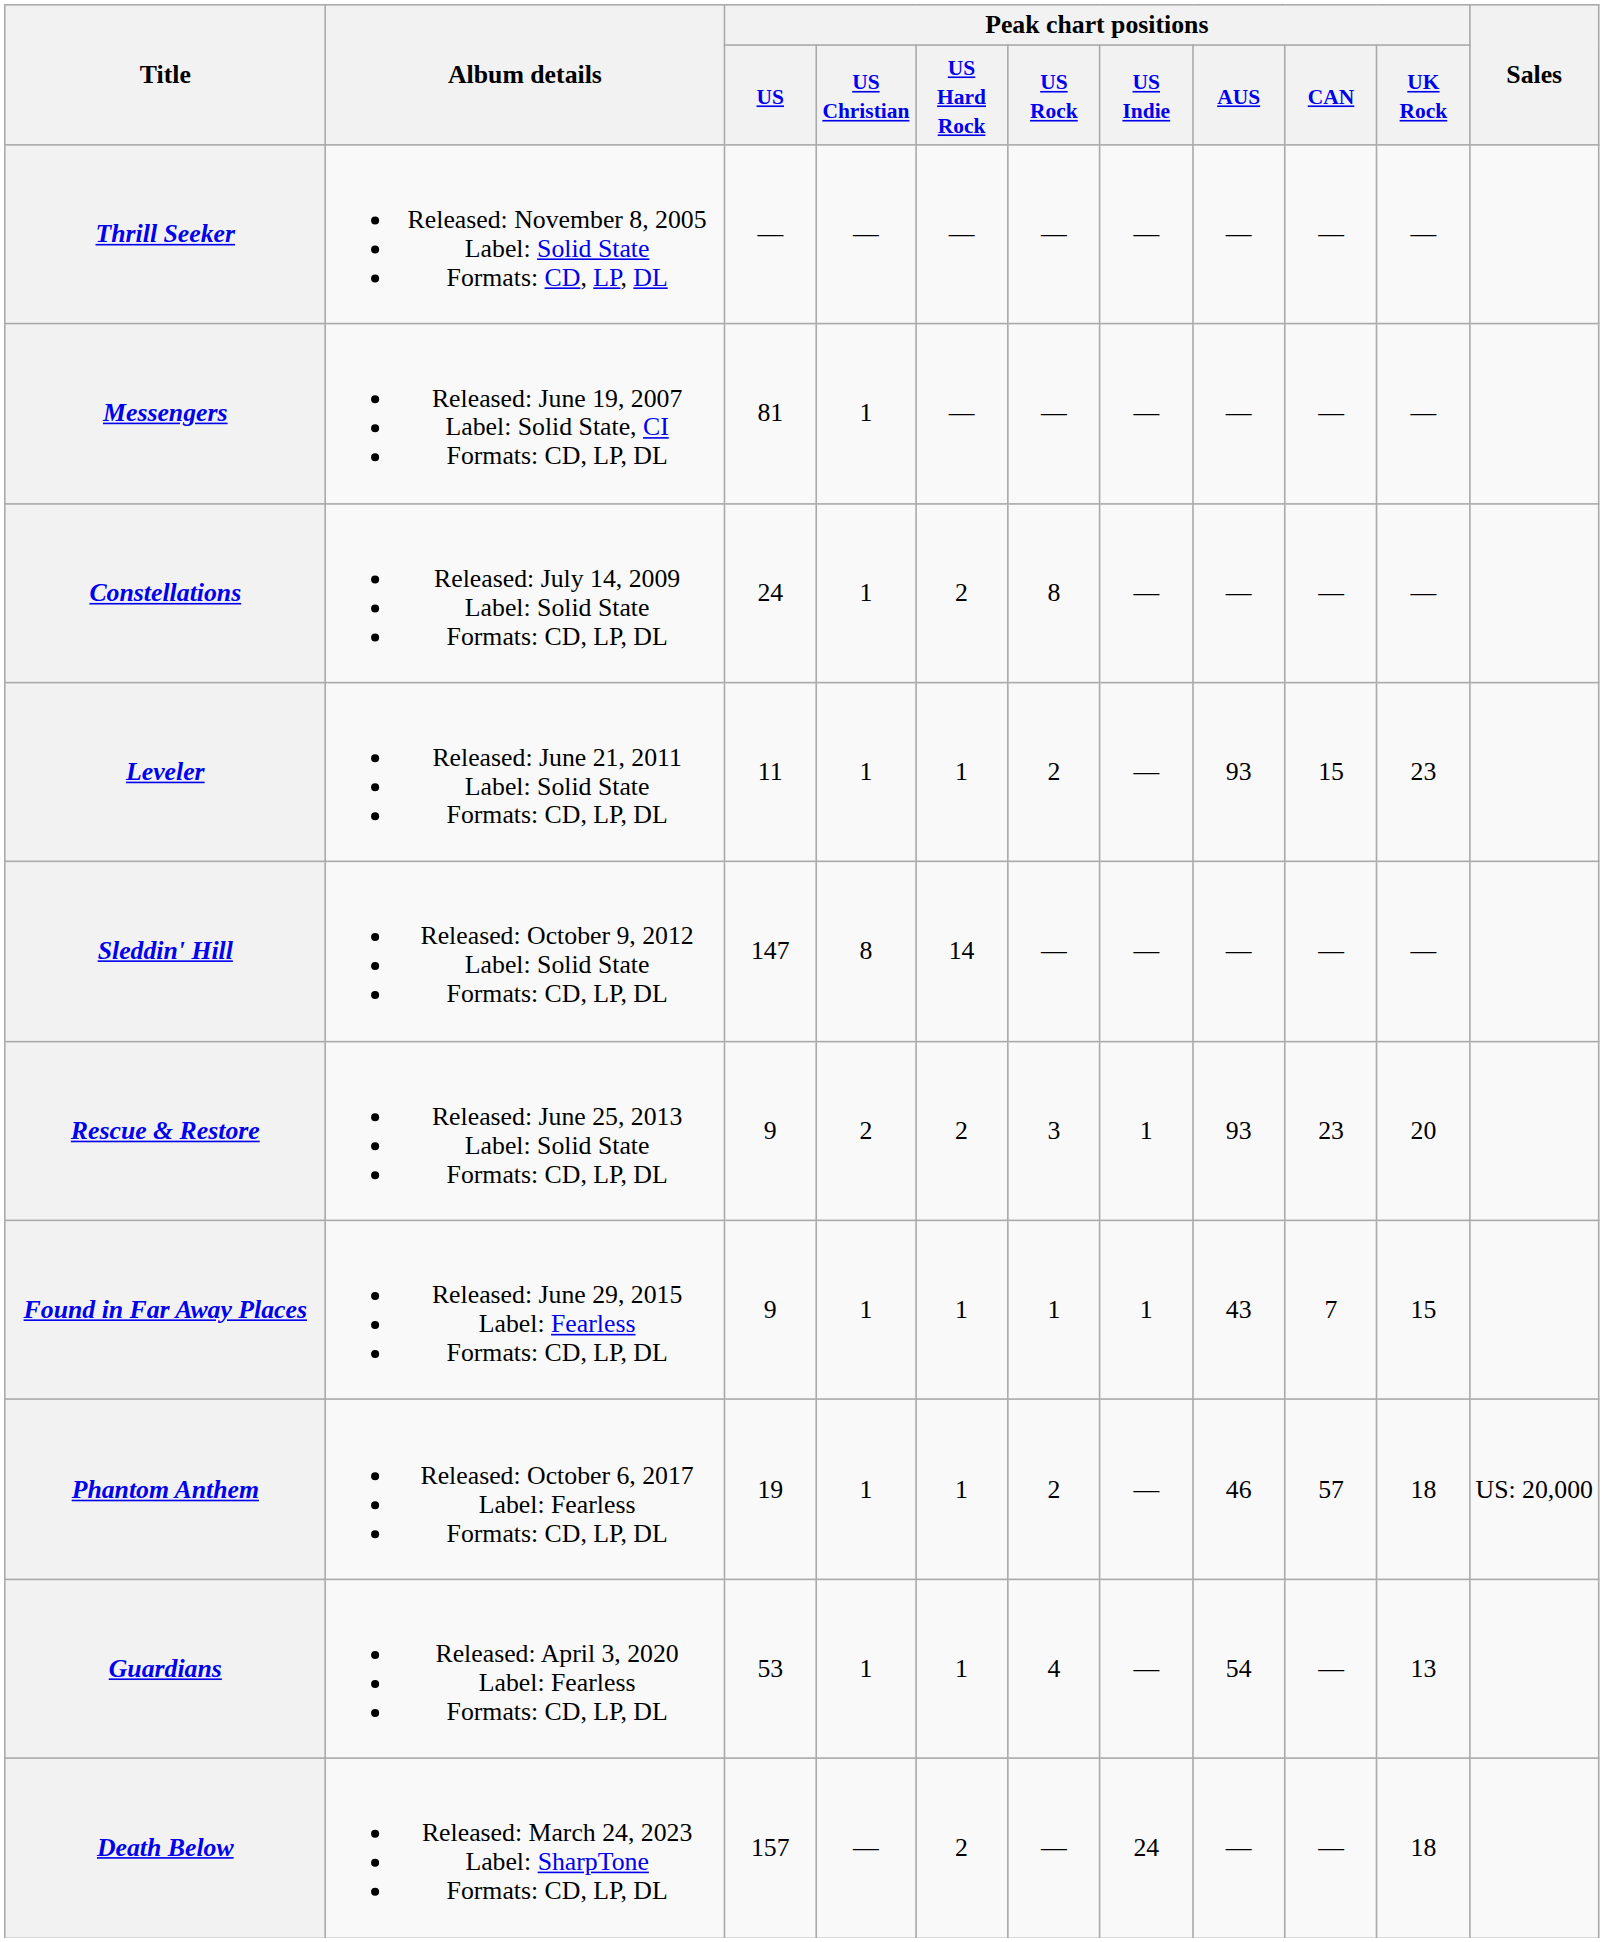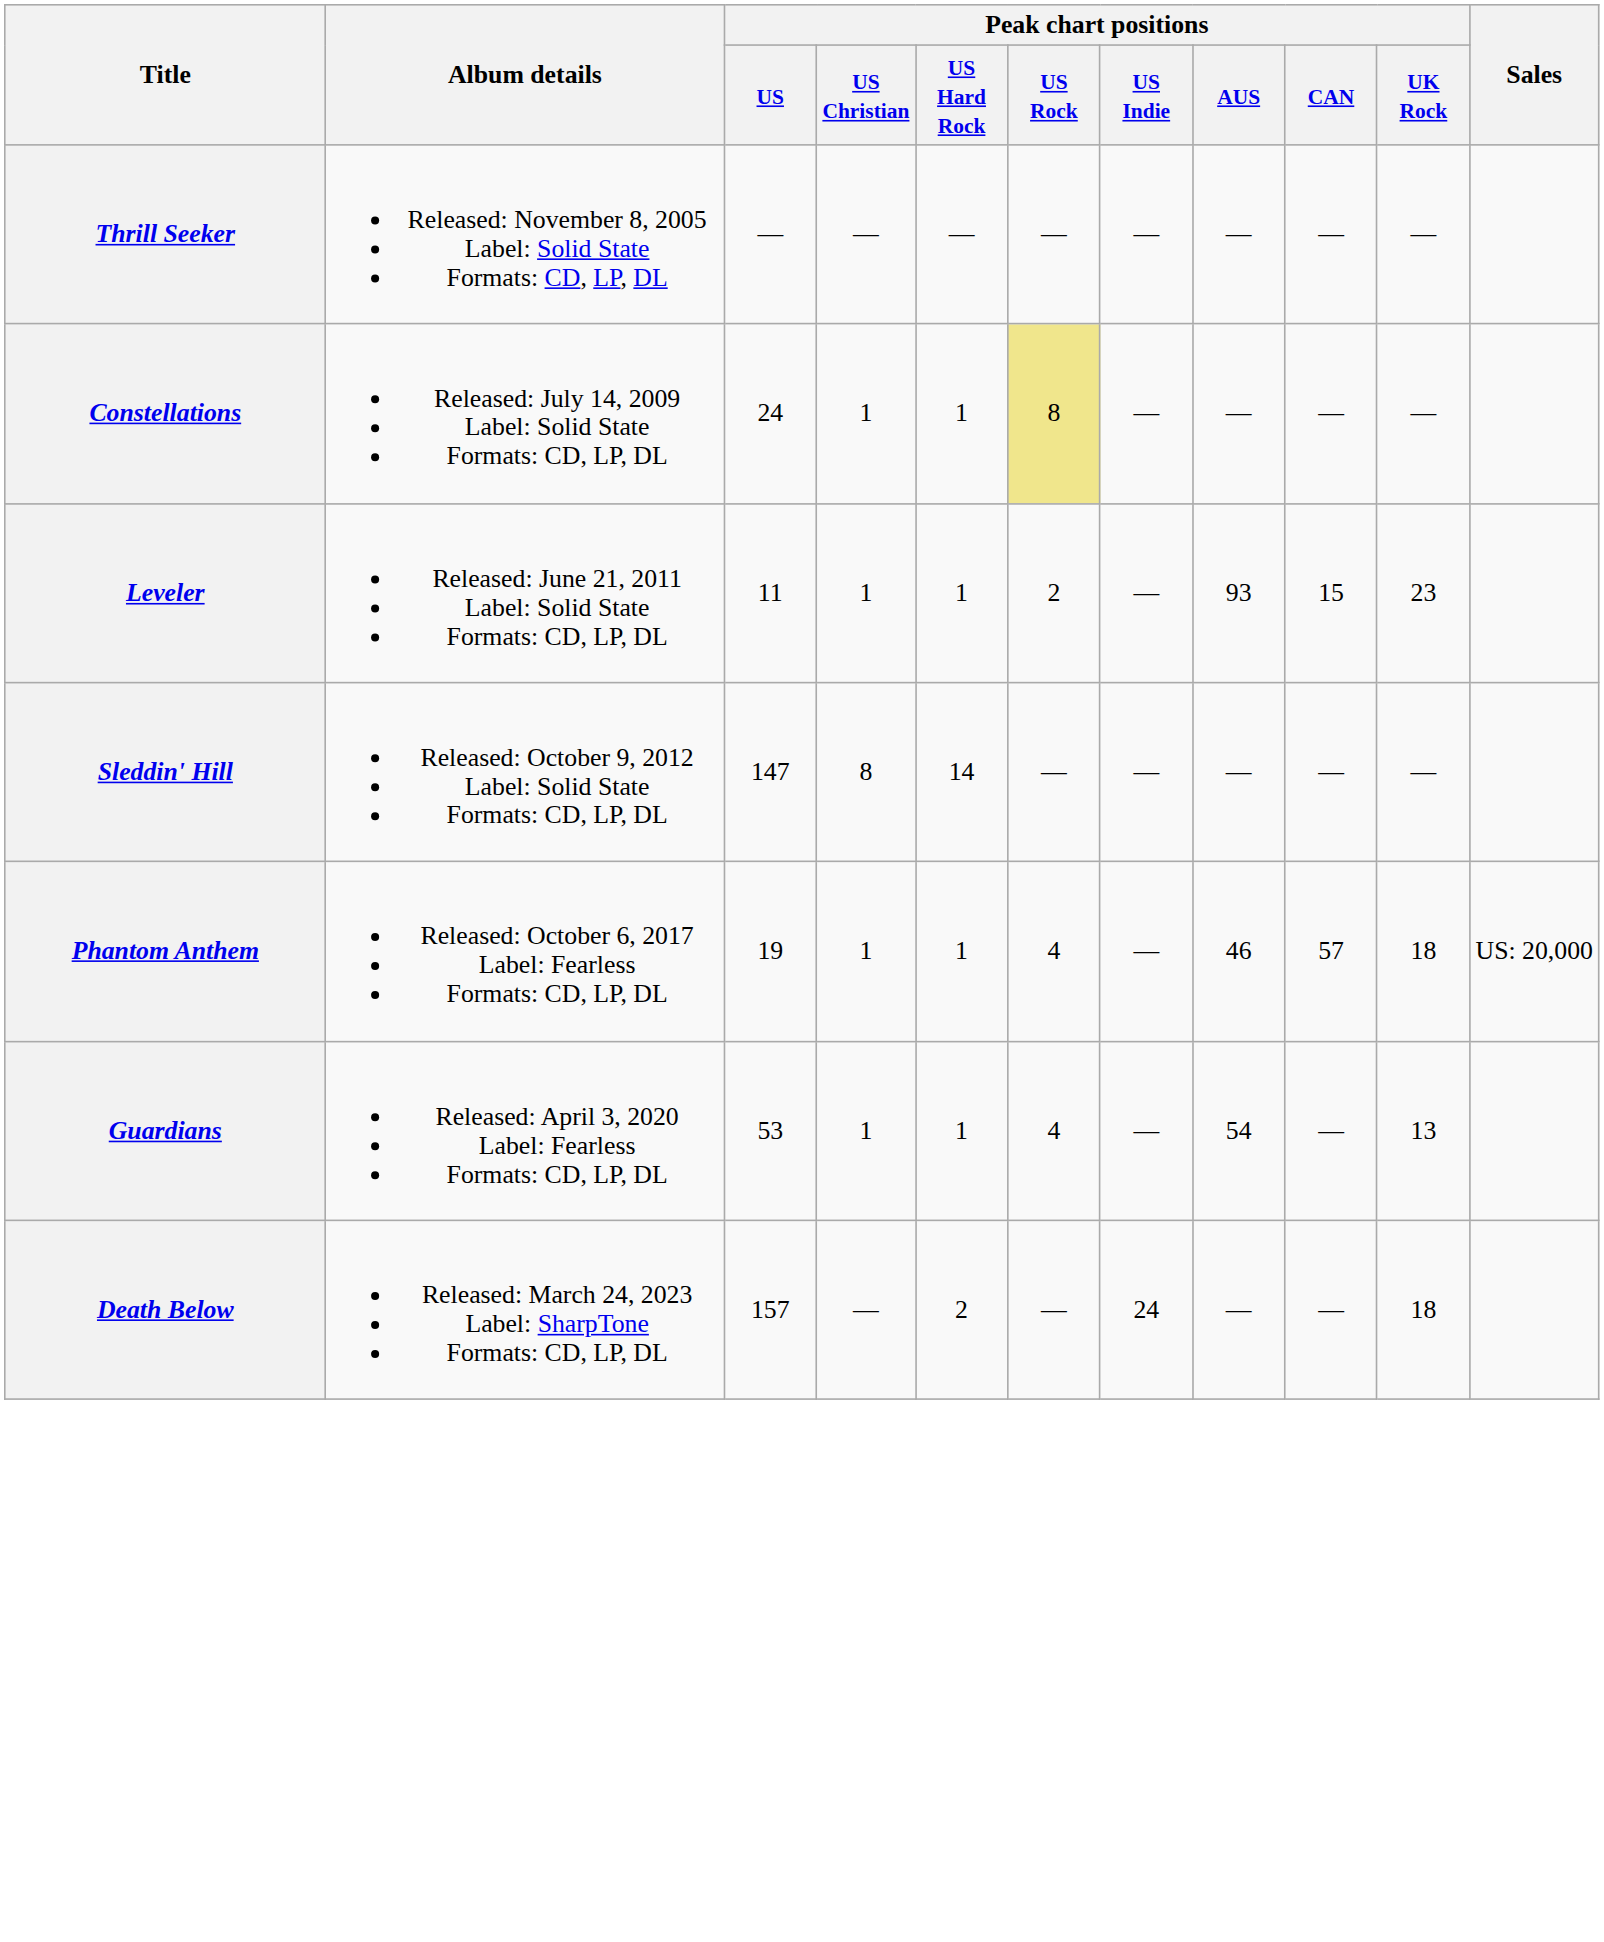- row: (165, 413)
(962, 592) 2 -> (962, 413) 1
(1054, 592) no background -> (1054, 413) khaki background
- row: (165, 1130)
- row: (165, 1309)
(1054, 1489) 2 -> (1054, 951) 4
